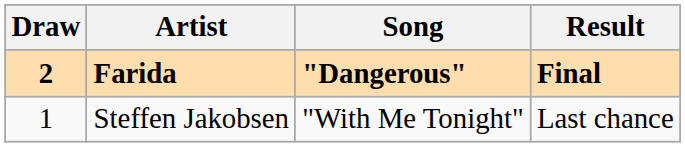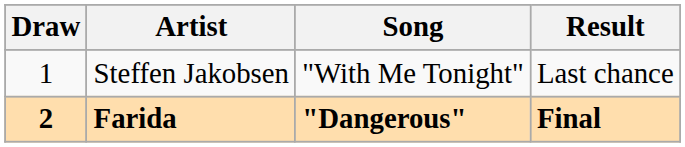rows swapped: (191, 118) <-> (135, 73)
